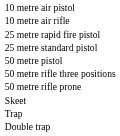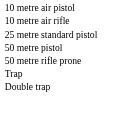- row: (53, 34)
- row: (60, 74)
- row: (15, 100)
